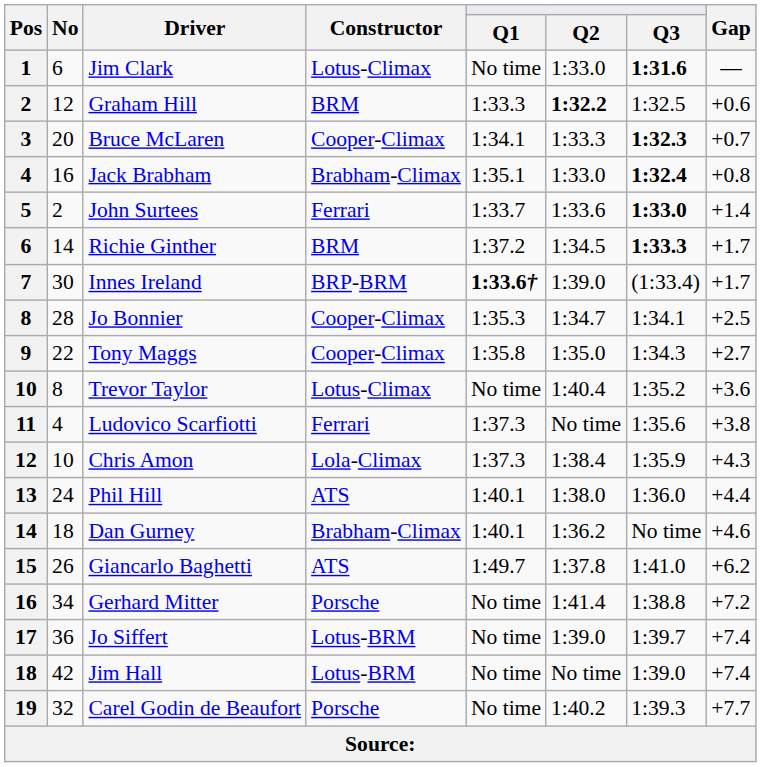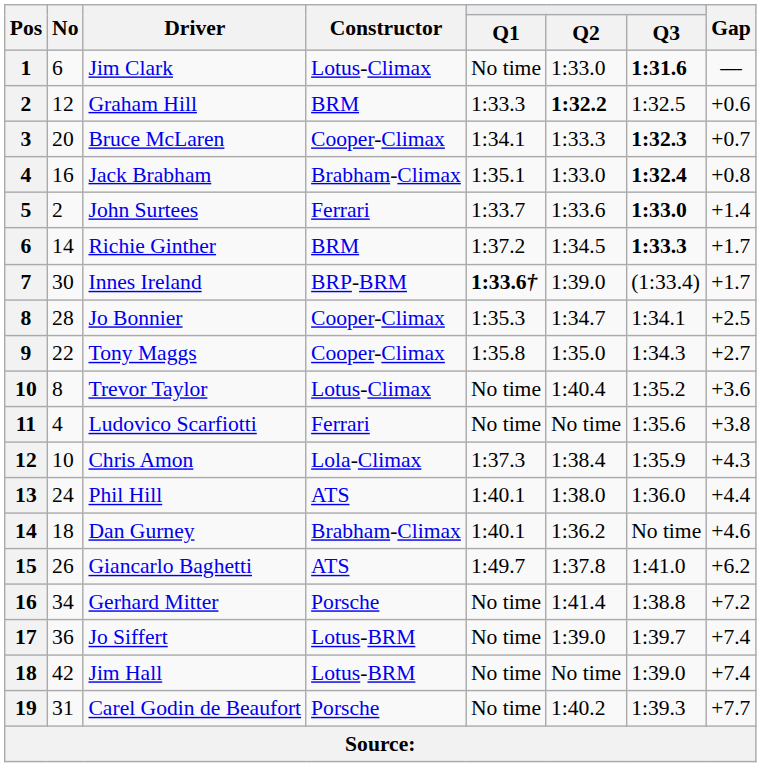(498, 423) 1:37.3 -> (506, 423) No time
(63, 708) 32 -> (63, 708) 31
